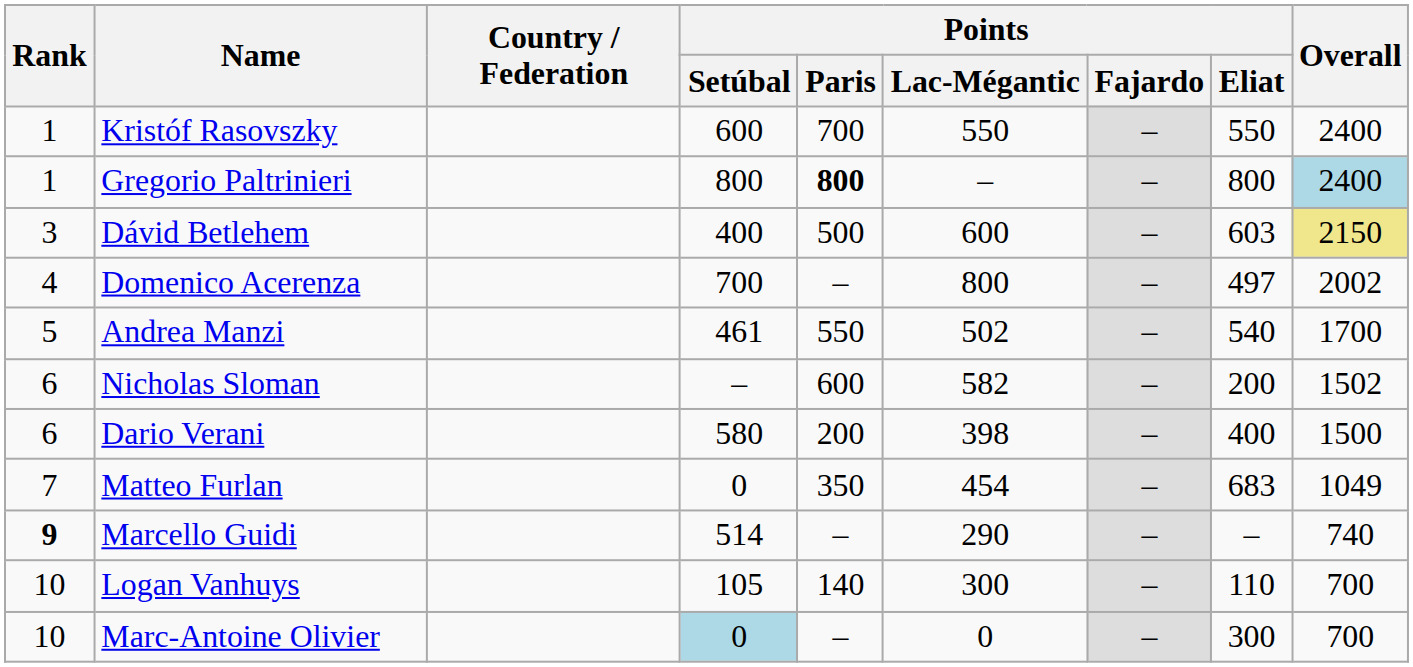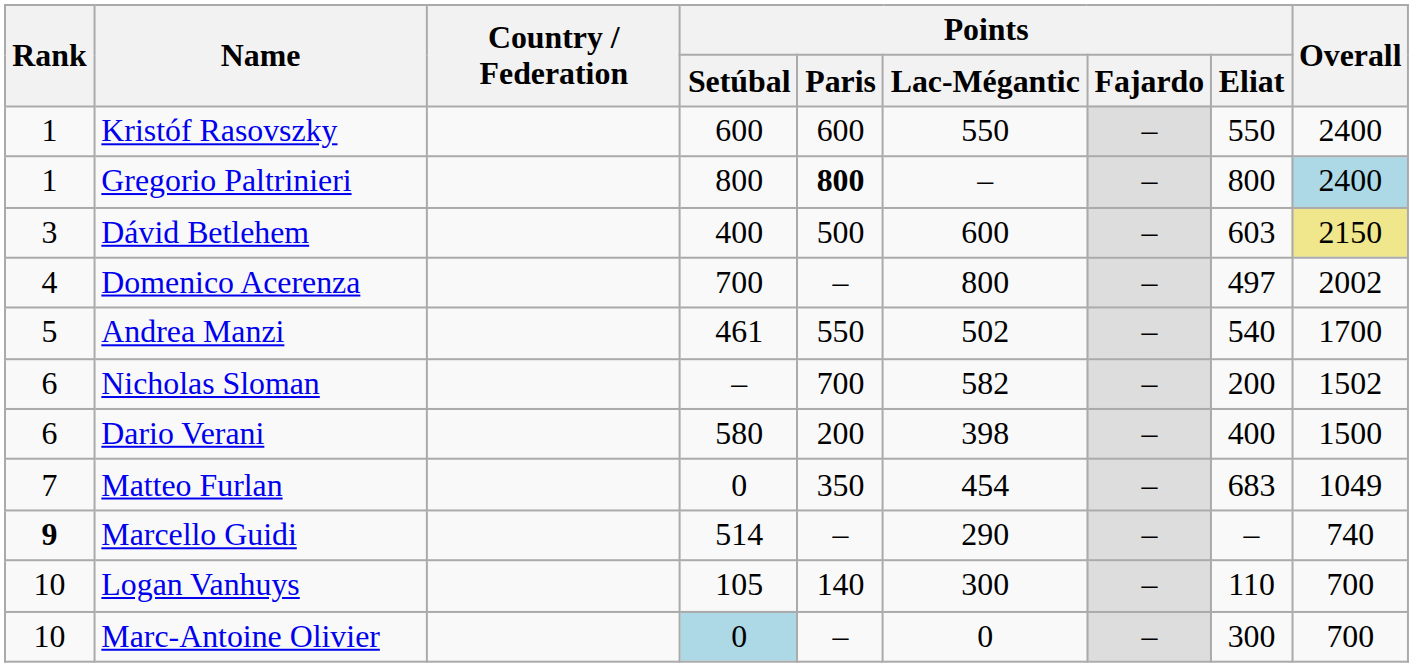(841, 130) 700 -> (841, 130) 600
(841, 383) 600 -> (841, 383) 700
